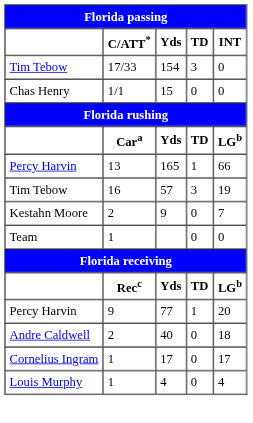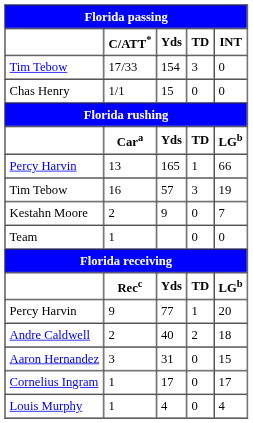(194, 335) 0 -> (195, 335) 2
+ row: (167, 358)
